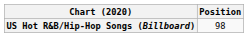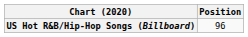(220, 26) 98 -> (220, 26) 96
